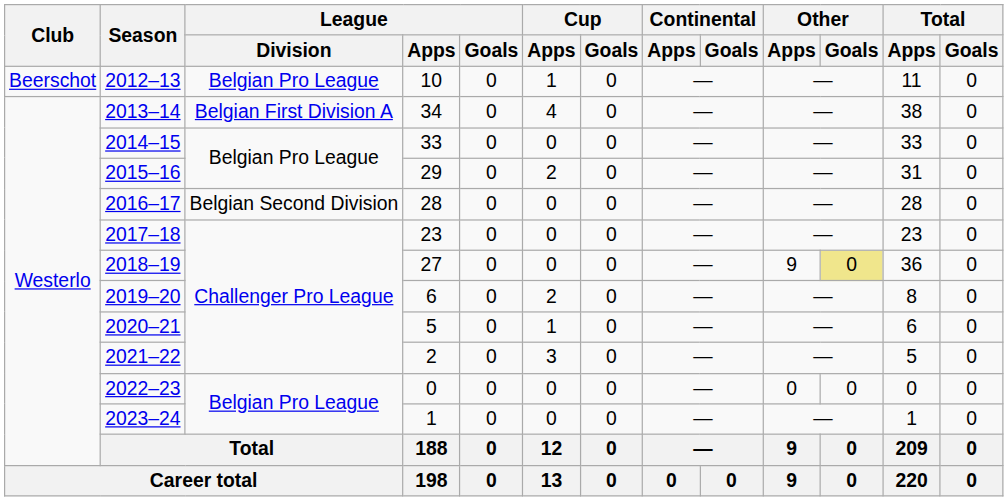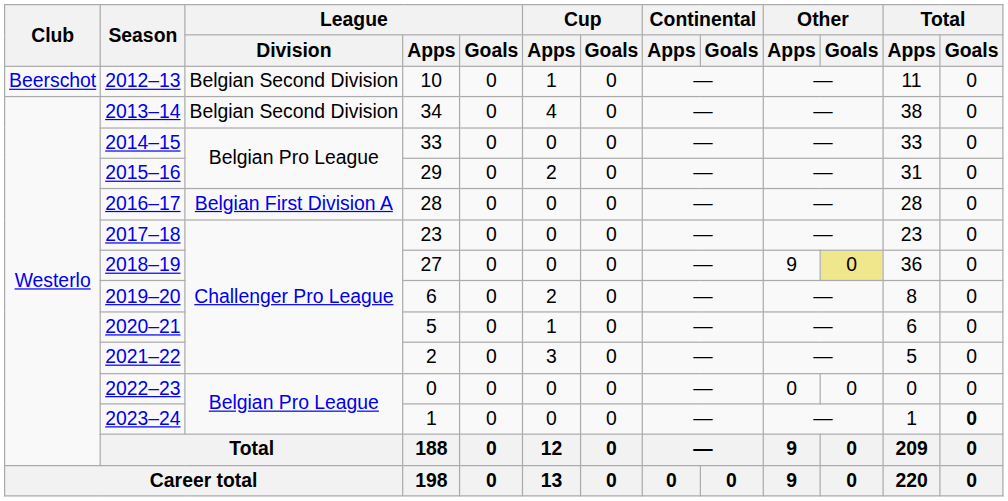(294, 81) Belgian Pro League -> (294, 81) Belgian Second Division
(294, 111) Belgian First Division A -> (294, 111) Belgian Second Division
(294, 204) Belgian Second Division -> (294, 204) Belgian First Division A
(972, 419) normal -> (972, 419) bold
